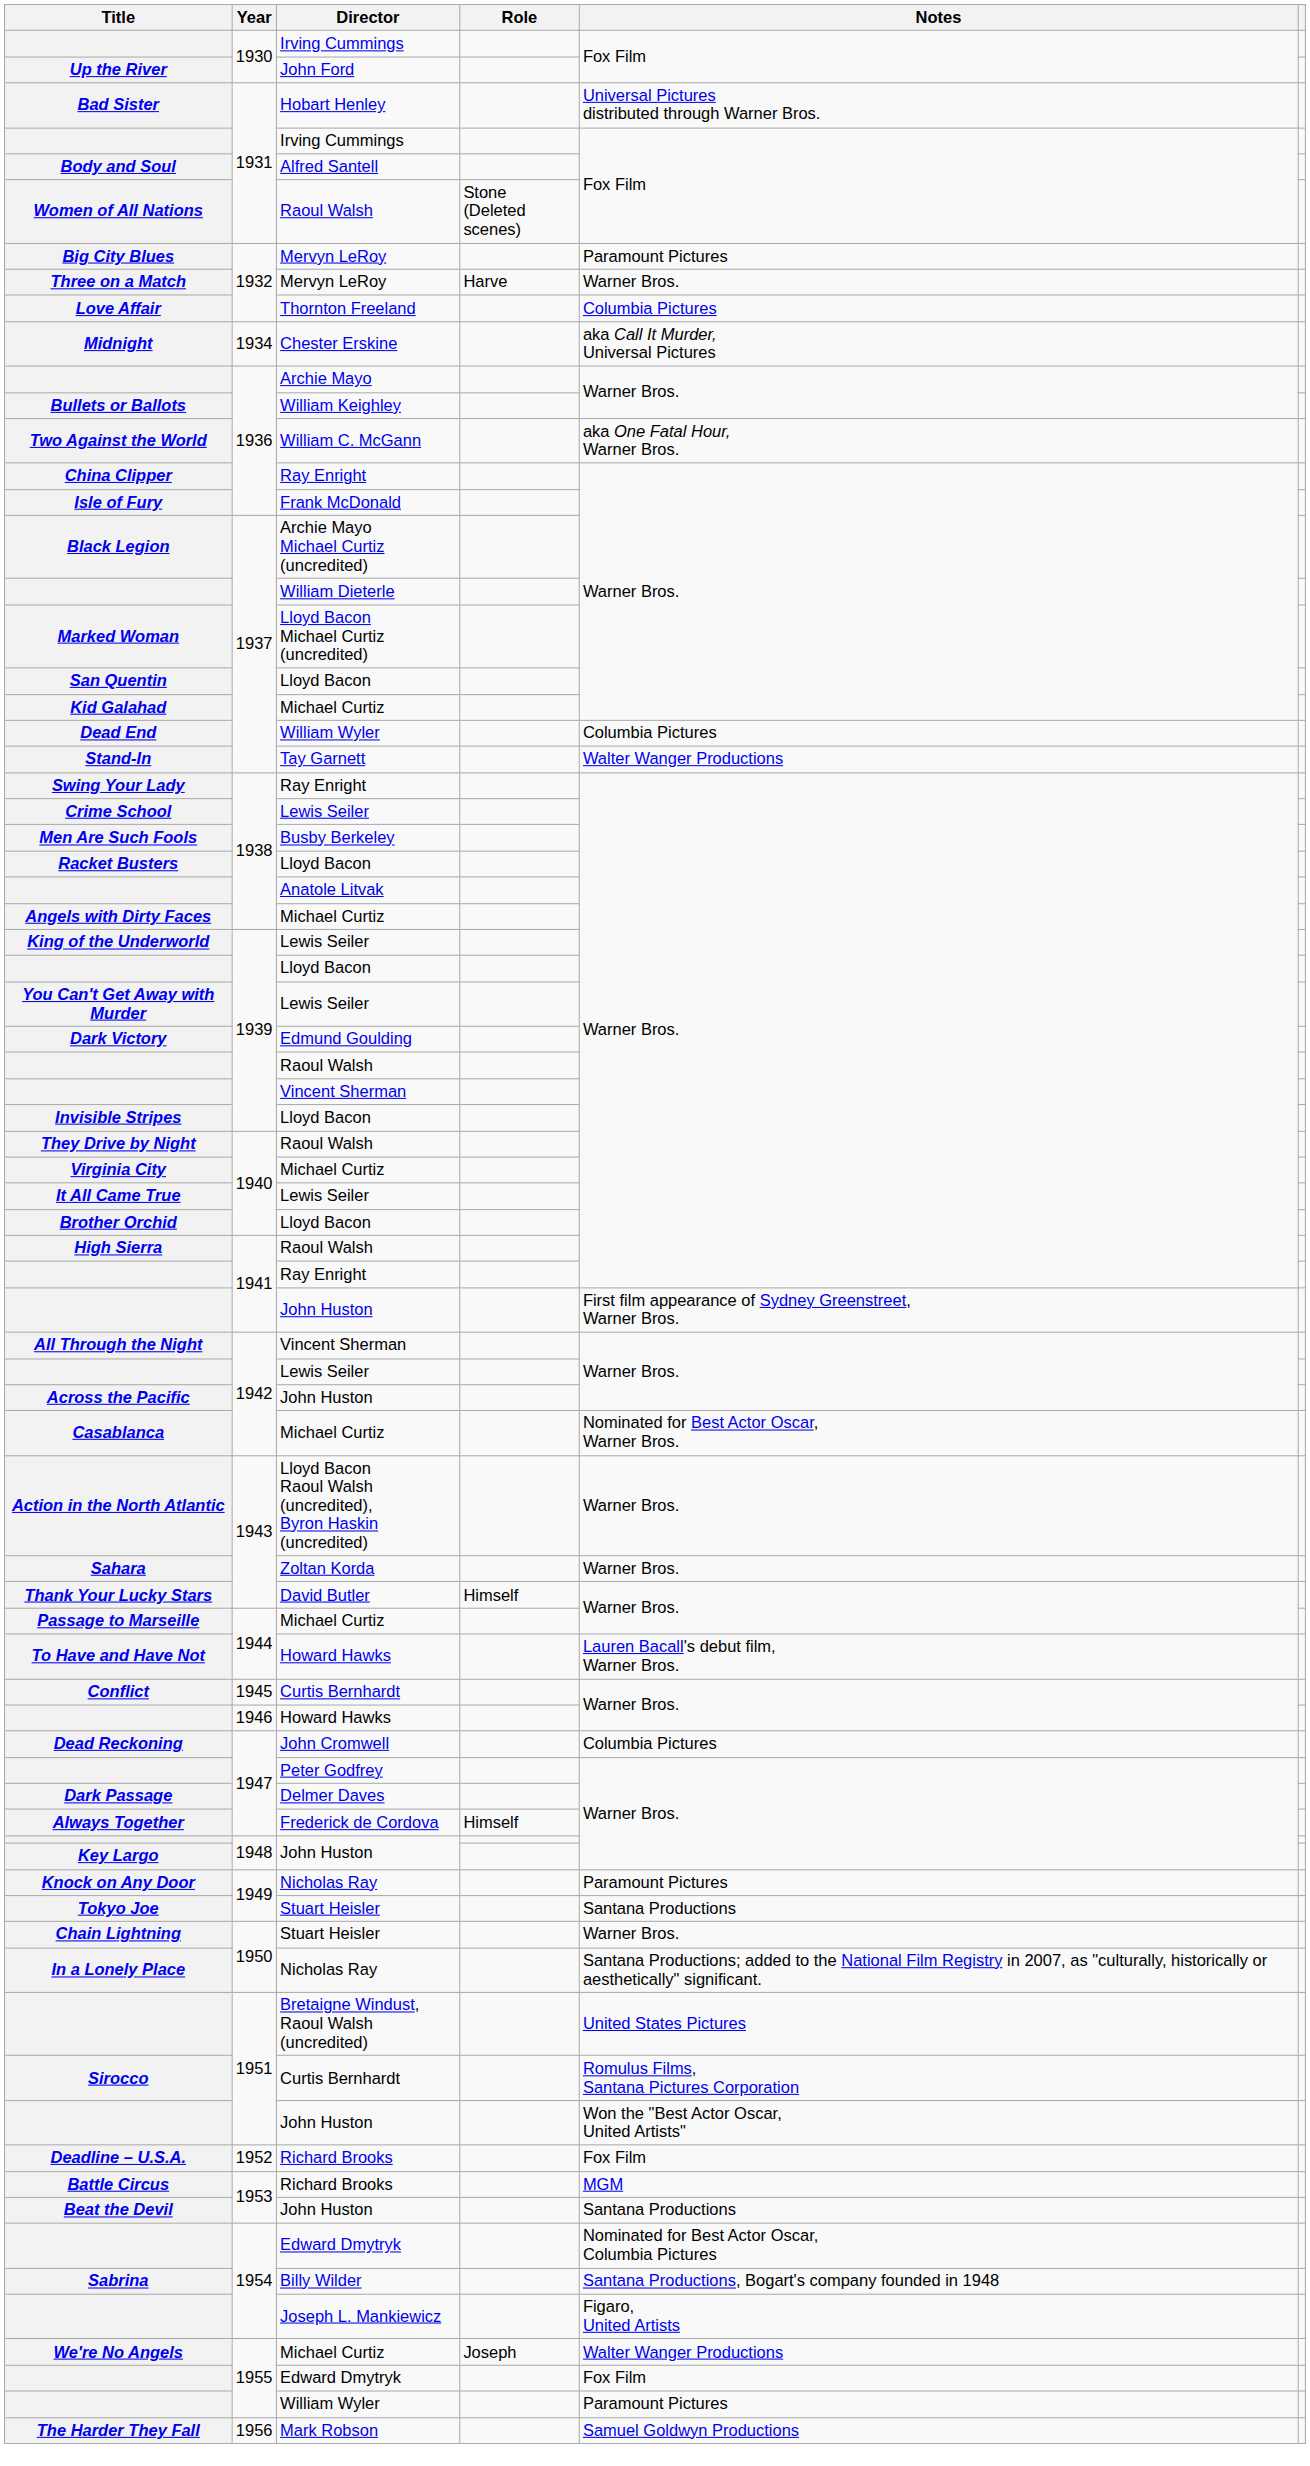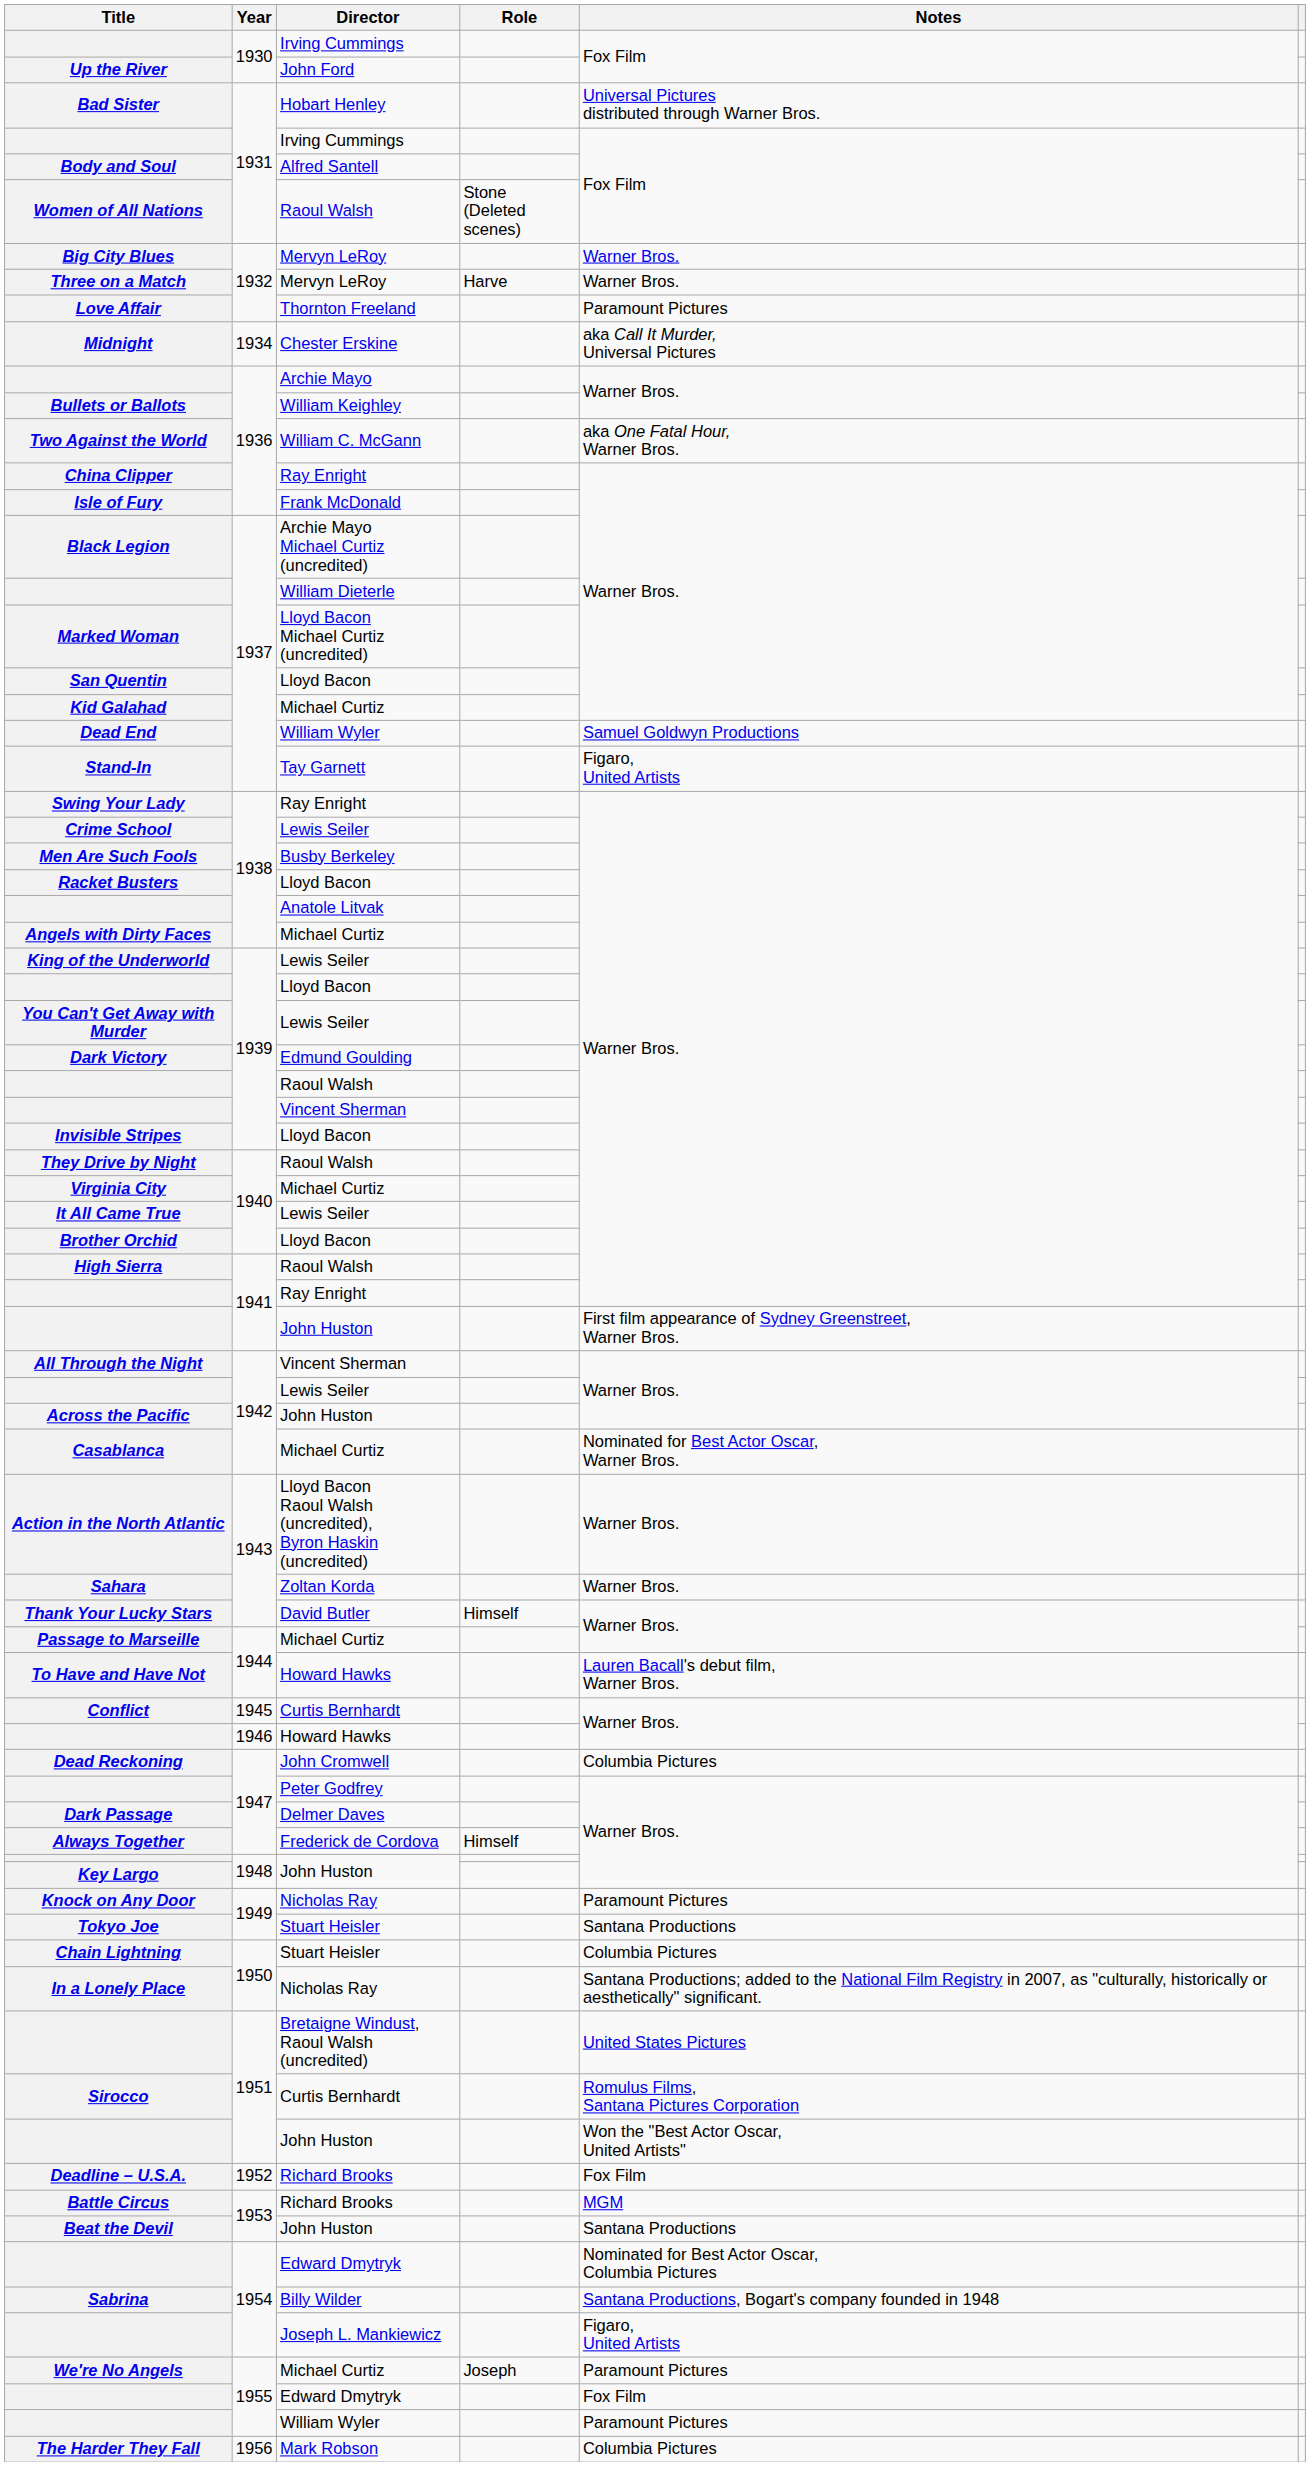(655, 256) Paramount Pictures -> (631, 256) Warner Bros.
(650, 308) Columbia Pictures -> (655, 308) Paramount Pictures
(650, 733) Columbia Pictures -> (691, 733) Samuel Goldwyn Productions
(683, 759) Walter Wanger Productions -> (631, 768) Figaro, United Artists
(631, 1934) Warner Bros. -> (650, 1953) Columbia Pictures
(683, 2351) Walter Wanger Productions -> (655, 2370) Paramount Pictures
(691, 2430) Samuel Goldwyn Productions -> (650, 2448) Columbia Pictures
